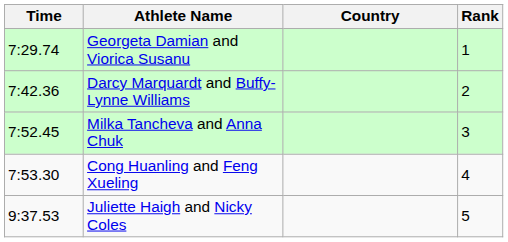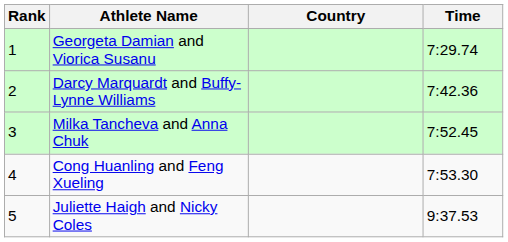columns swapped: (480, 16) <-> (44, 16)
